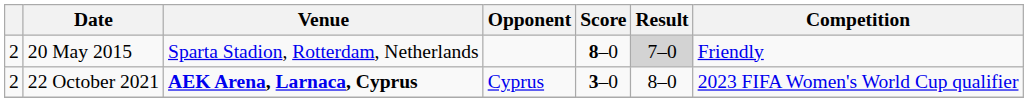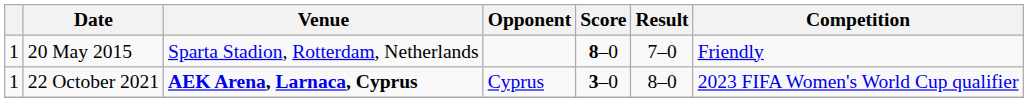(14, 50) 2 -> (14, 50) 1
(662, 50) lightgrey background -> (662, 50) no background
(14, 81) 2 -> (14, 81) 1
